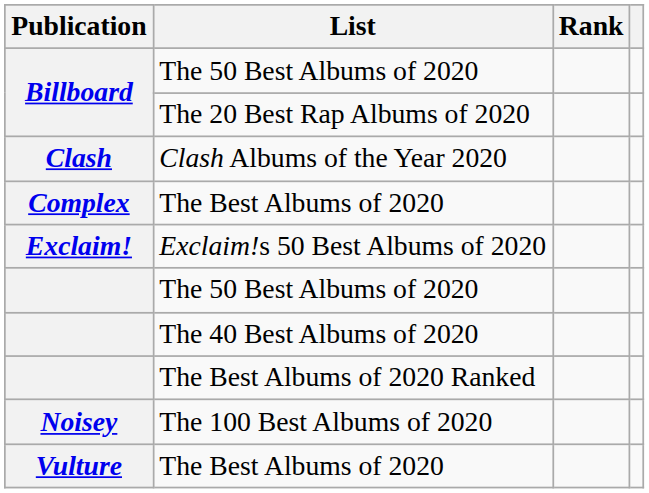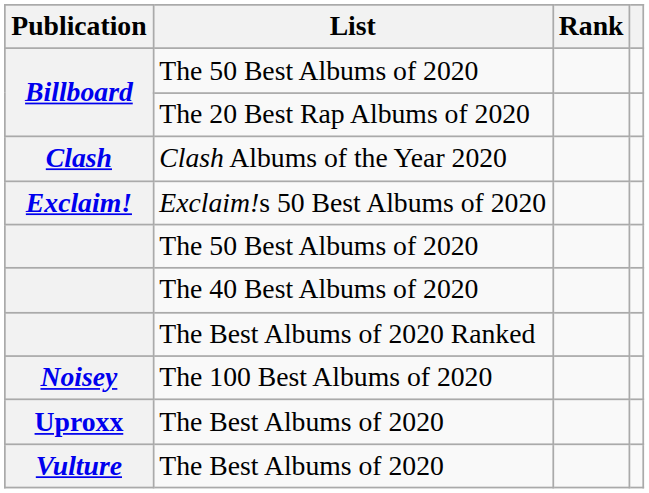- row: (79, 202)
+ row: (79, 421)
